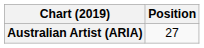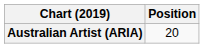(172, 33) 27 -> (172, 33) 20
